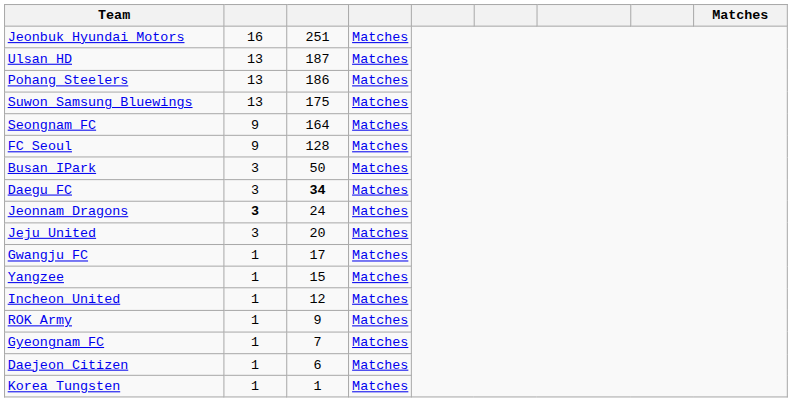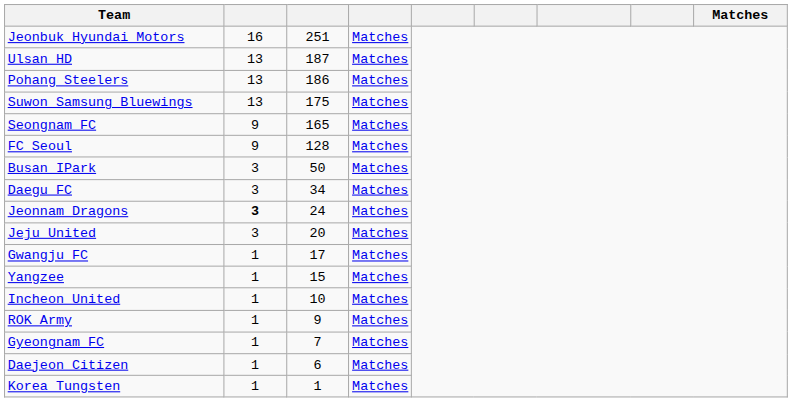(318, 125) 164 -> (318, 125) 165
(318, 190) bold -> (318, 190) normal
(318, 299) 12 -> (318, 299) 10
